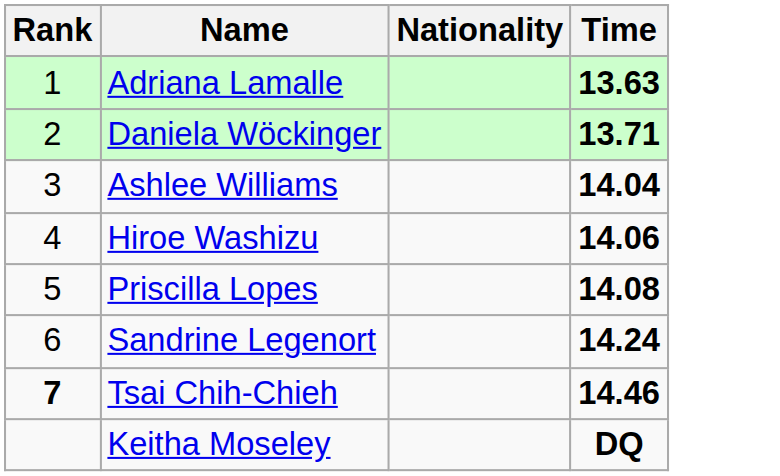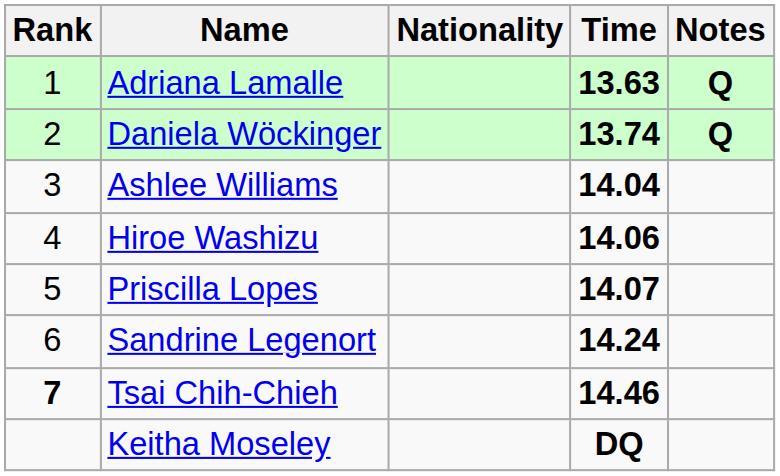+ column: (720, 30)
(619, 133) 13.71 -> (619, 133) 13.74
(619, 289) 14.08 -> (619, 289) 14.07
